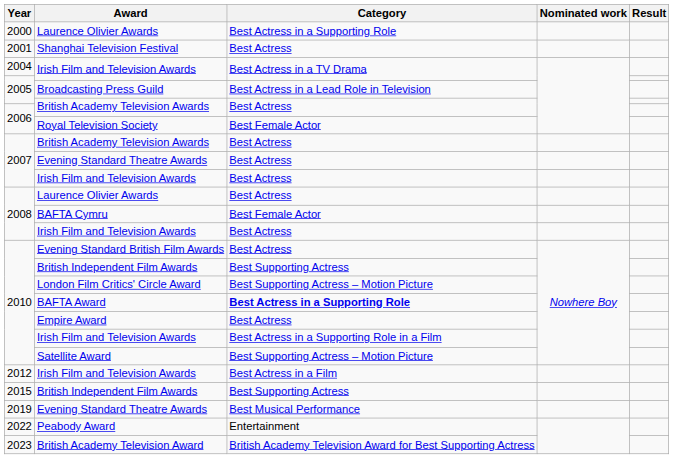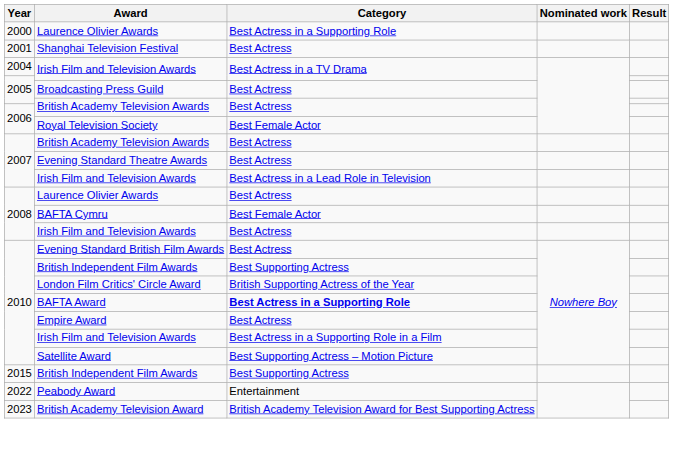(330, 89) Best Actress in a Lead Role in Television -> (260, 89) Best Actress
(260, 178) Best Actress -> (330, 178) Best Actress in a Lead Role in Television
(331, 284) Best Supporting Actress – Motion Picture -> (322, 284) British Supporting Actress of the Year
- row: (19, 373)
- row: (19, 409)
